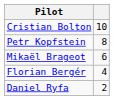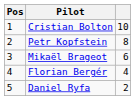+ column: (15, 12)
